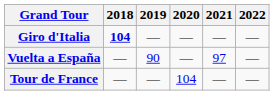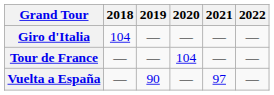(120, 36) bold -> (120, 36) normal
rows swapped: (54, 79) <-> (54, 57)
